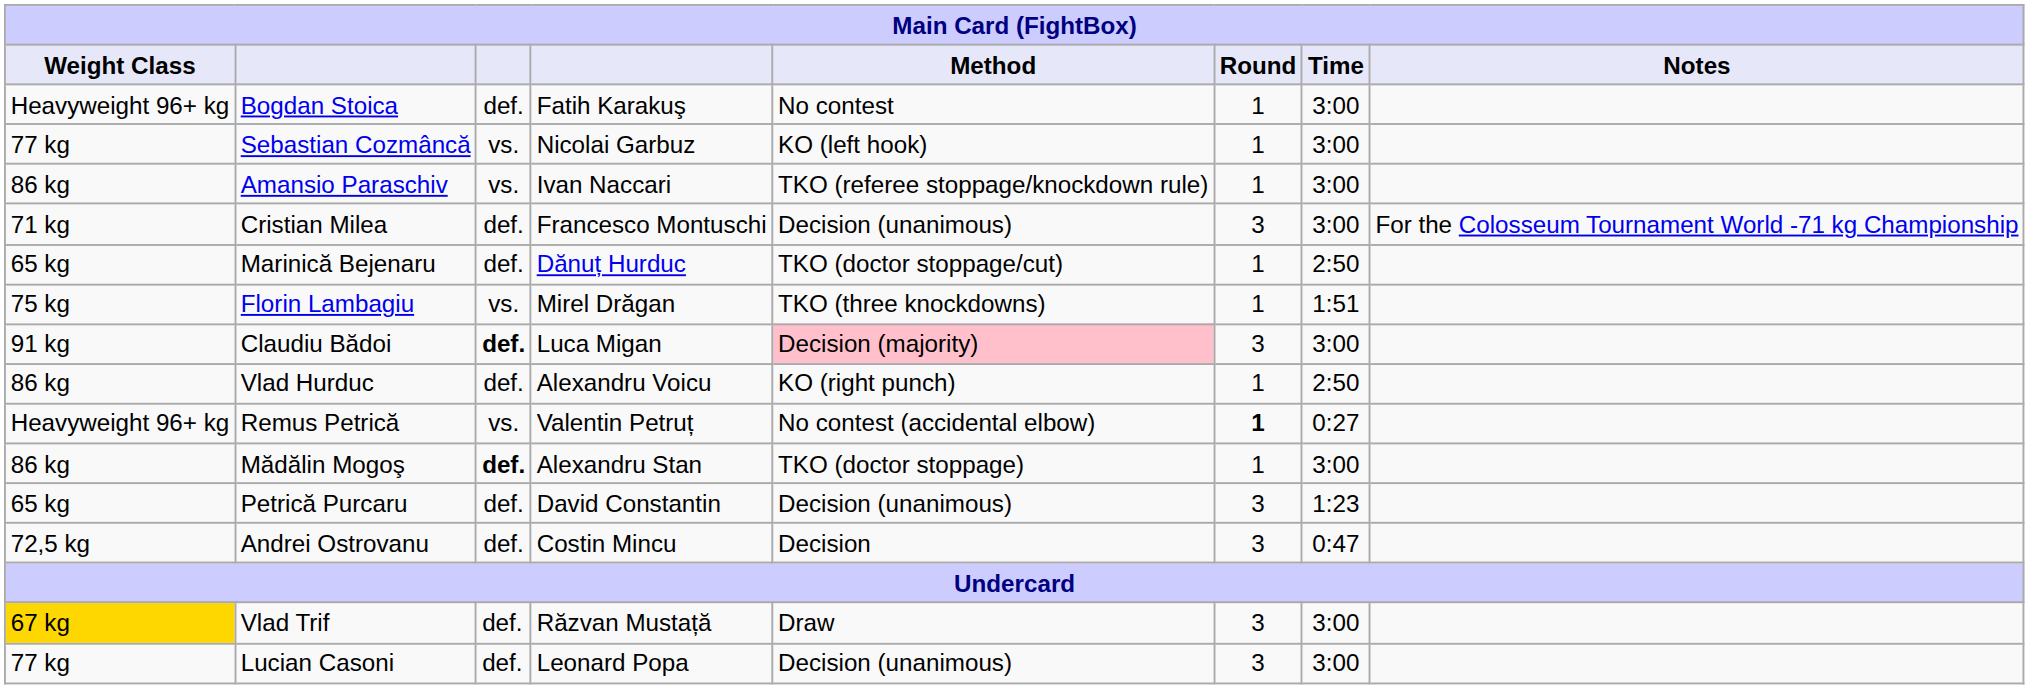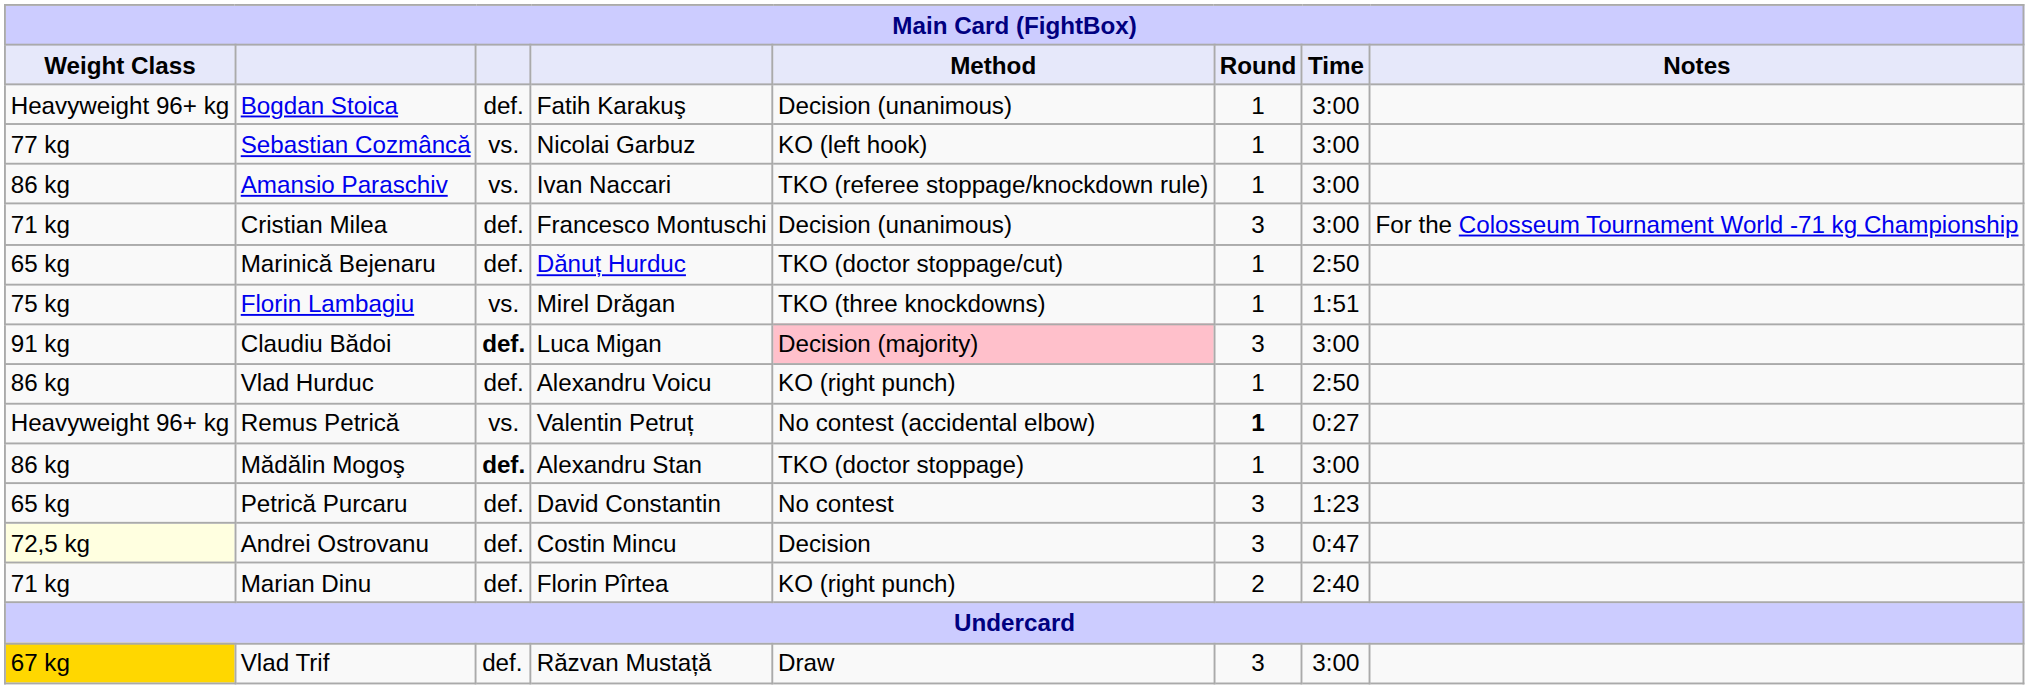(836, 104) No contest -> (895, 104) Decision (unanimous)
(895, 503) Decision (unanimous) -> (836, 503) No contest
(50, 543) no background -> (50, 543) lightyellow background
+ row: (306, 583)
- row: (317, 663)
